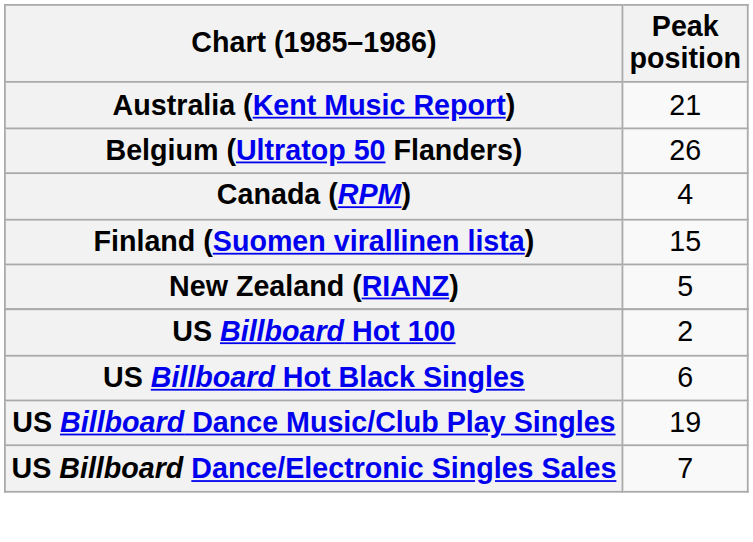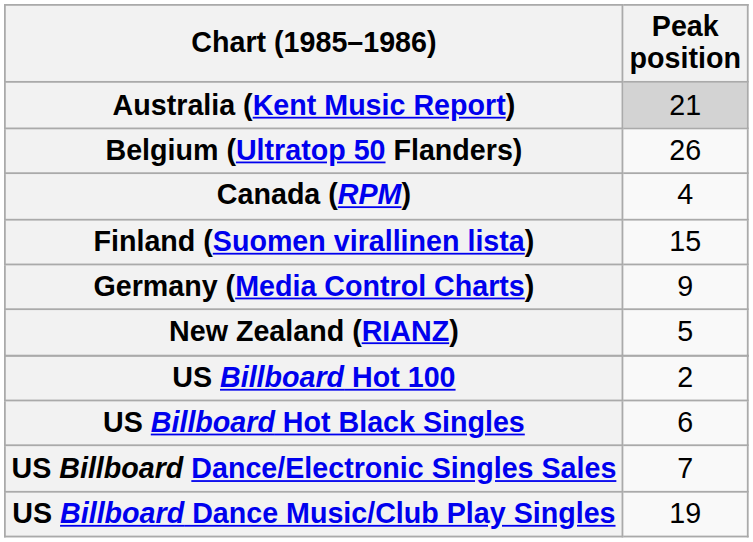(685, 104) no background -> (685, 104) lightgrey background
+ row: (314, 286)
rows swapped: (314, 468) <-> (314, 422)
